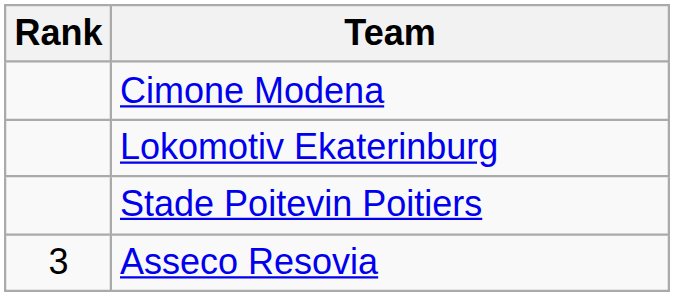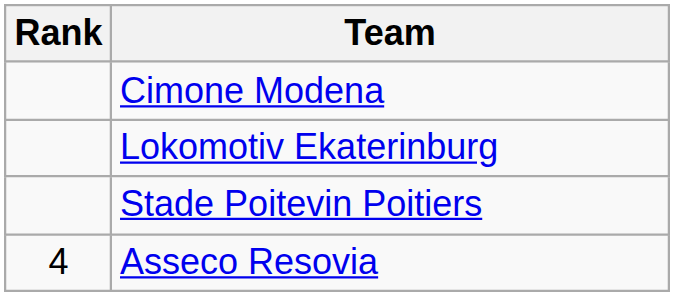(58, 261) 3 -> (58, 261) 4
